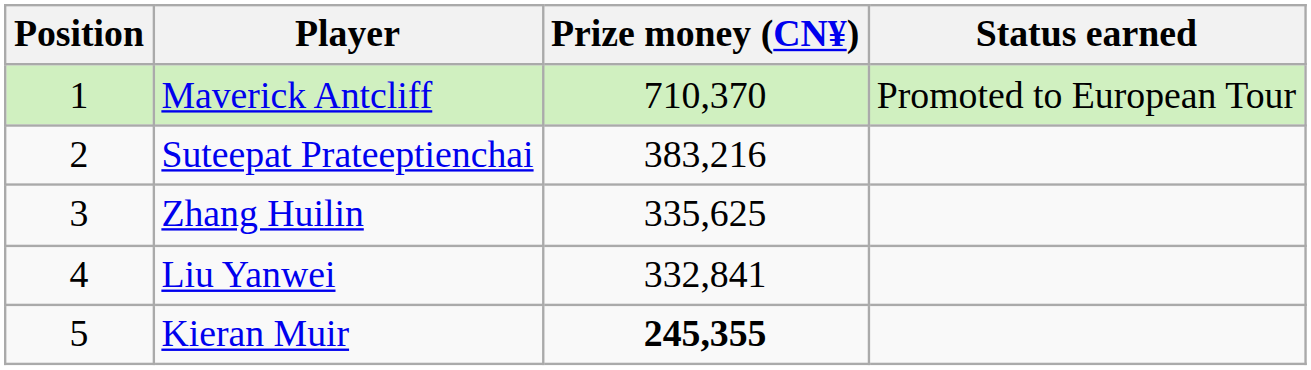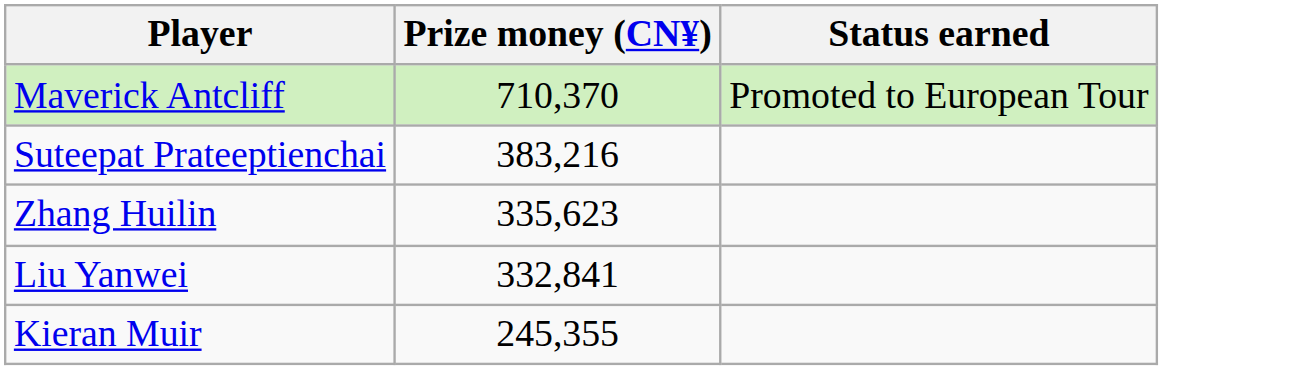- column: (79, 34)
(705, 214) 335,625 -> (558, 214) 335,623
(705, 333) bold -> (558, 333) normal
